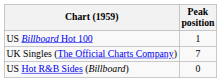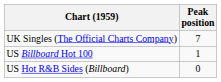rows swapped: (92, 54) <-> (50, 38)
